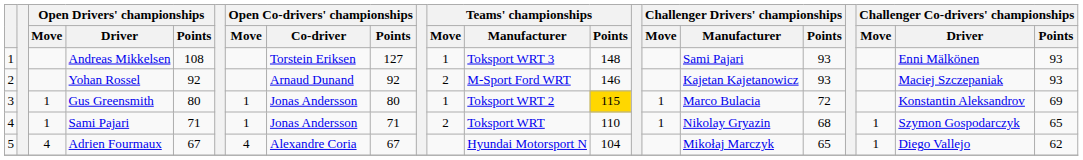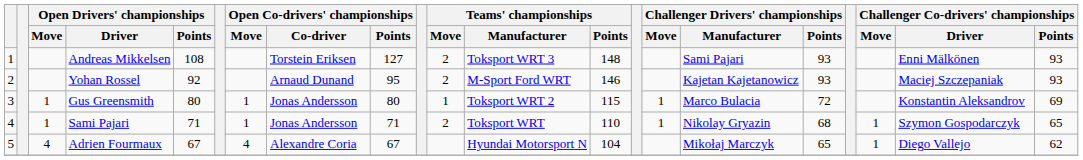(446, 57) 1 -> (446, 57) 2
(393, 79) 92 -> (393, 79) 95
(611, 101) gold background -> (611, 101) no background
